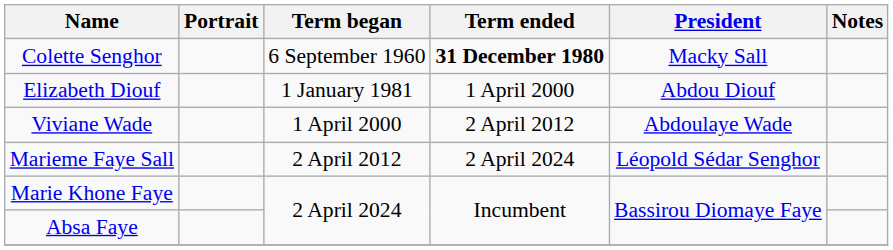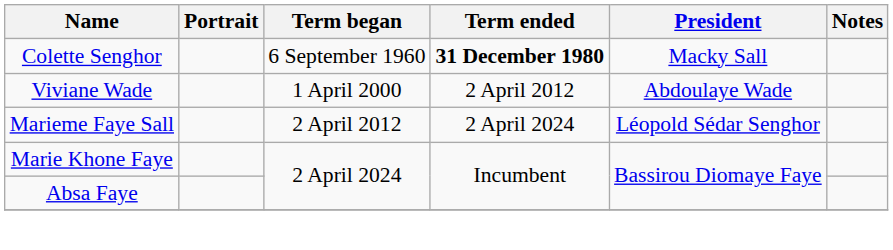- row: (92, 90)
